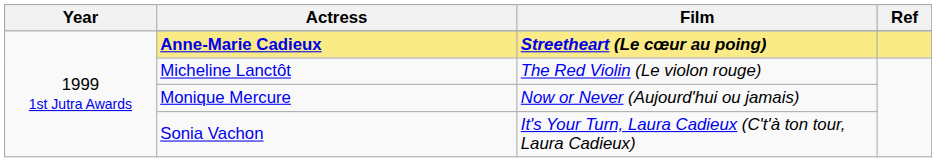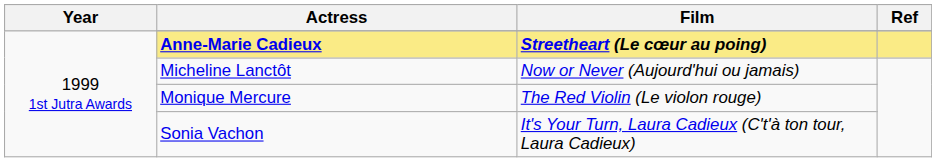(641, 71) The Red Violin (Le violon rouge) -> (660, 71) Now or Never (Aujourd'hui ou jamais)
(660, 97) Now or Never (Aujourd'hui ou jamais) -> (641, 97) The Red Violin (Le violon rouge)
